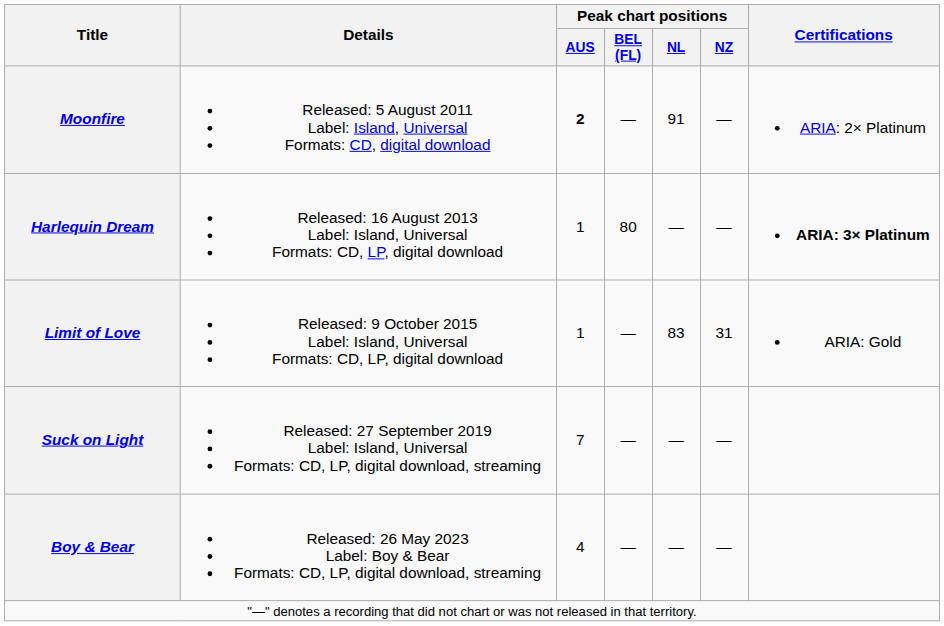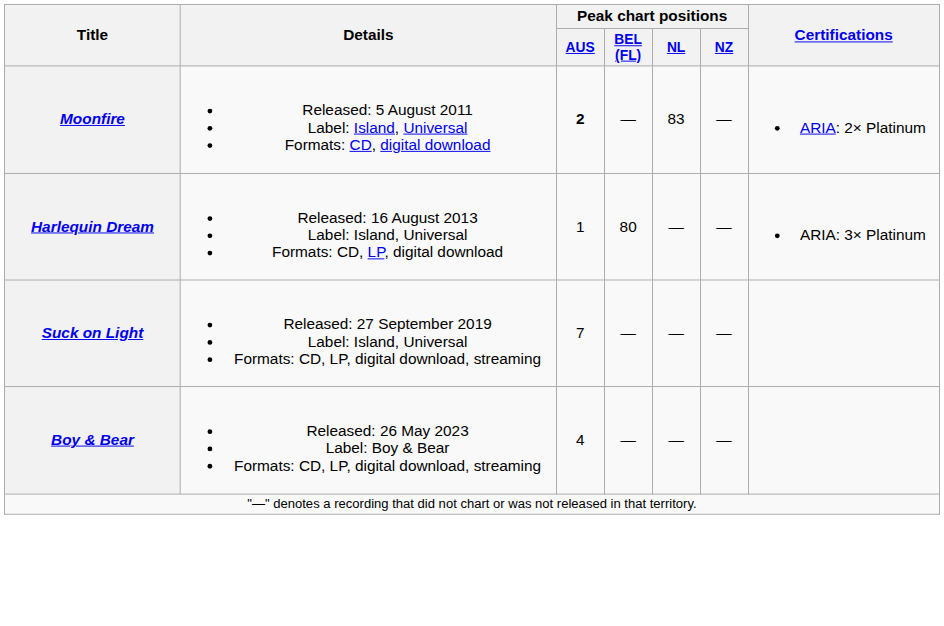(676, 119) 91 -> (676, 119) 83
(844, 235) bold -> (844, 235) normal
- row: (92, 333)
